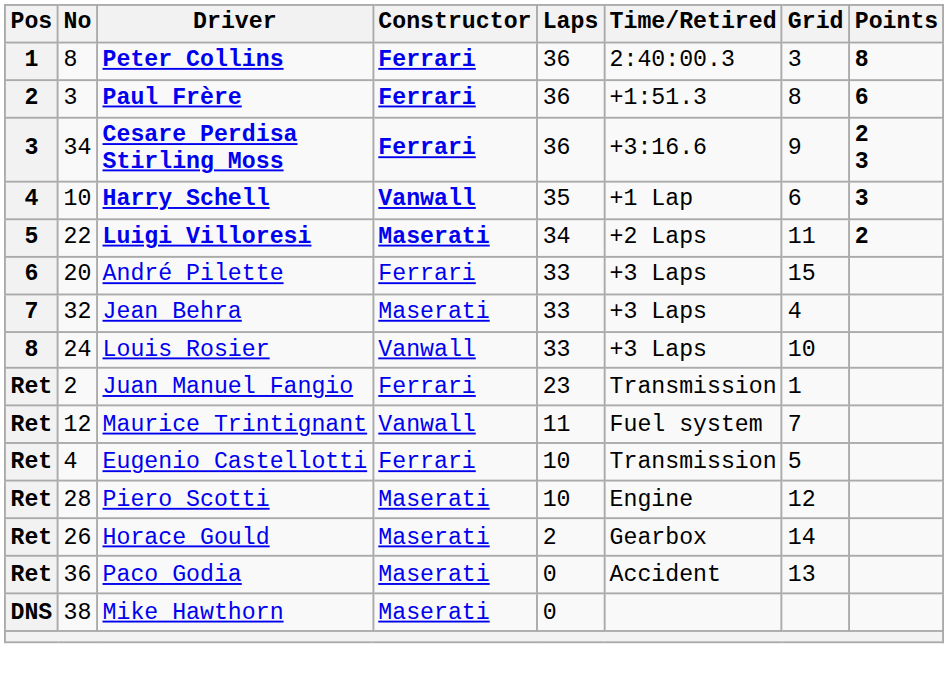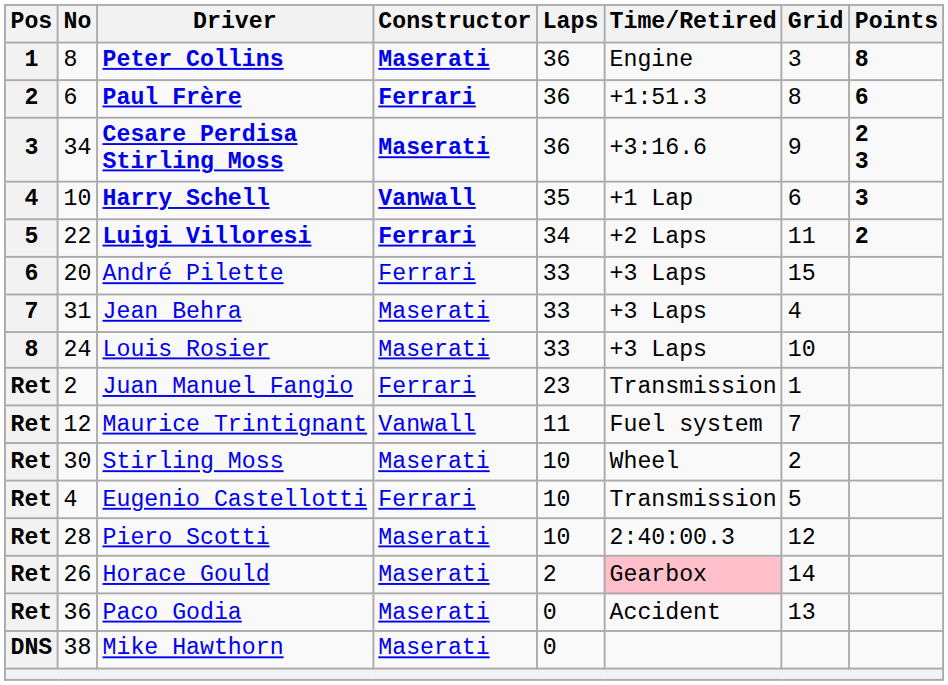(427, 62) Ferrari -> (434, 62) Maserati
(672, 62) 2:40:00.3 -> (651, 62) Engine
(70, 99) 3 -> (70, 99) 6
(427, 150) Ferrari -> (434, 150) Maserati
(434, 238) Maserati -> (427, 238) Ferrari
(77, 313) 32 -> (77, 313) 31
(427, 350) Vanwall -> (434, 350) Maserati
+ row: (193, 463)
(651, 500) Engine -> (672, 538) 2:40:00.3
(658, 538) no background -> (658, 575) pink background
